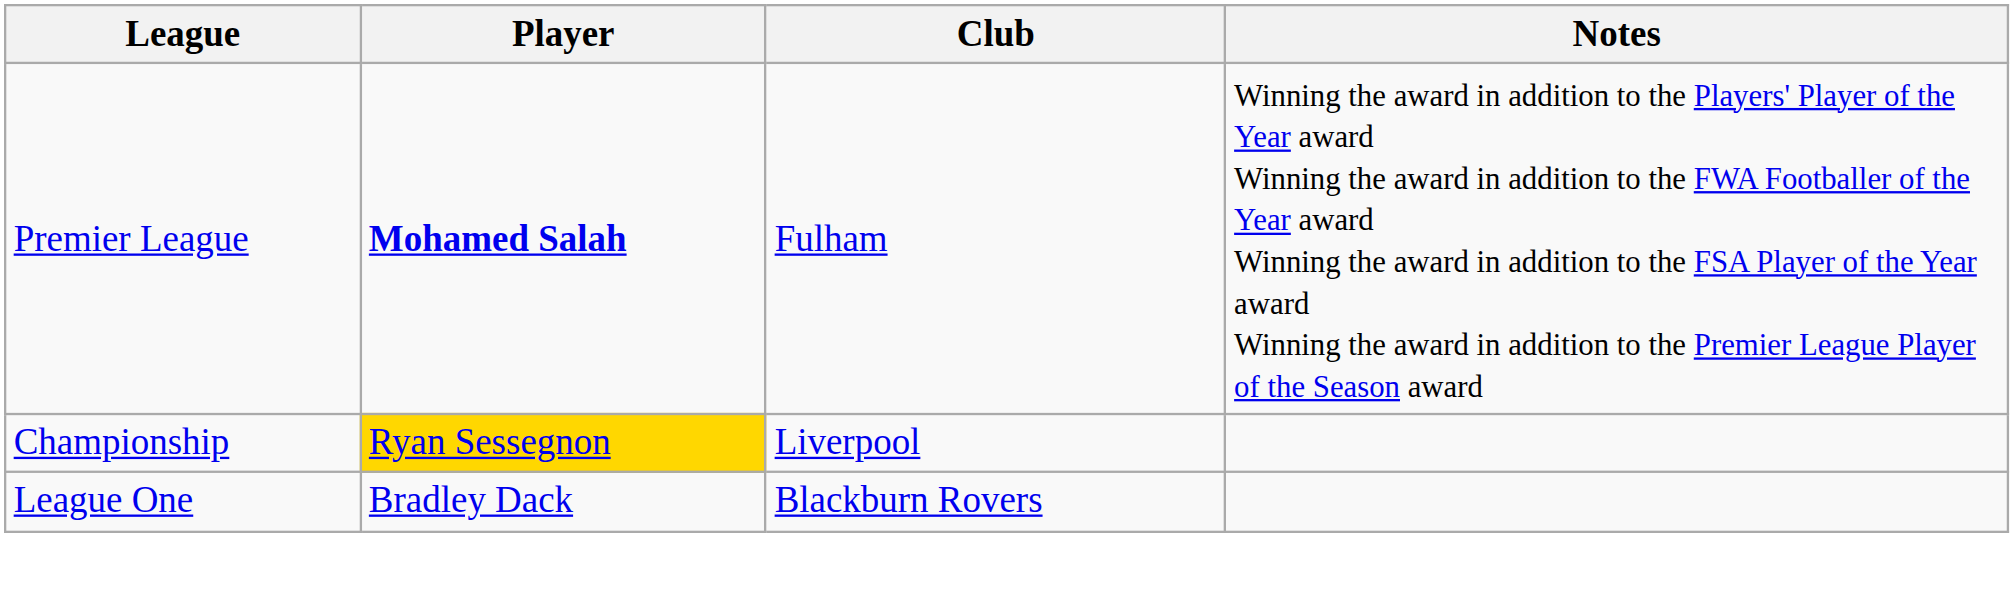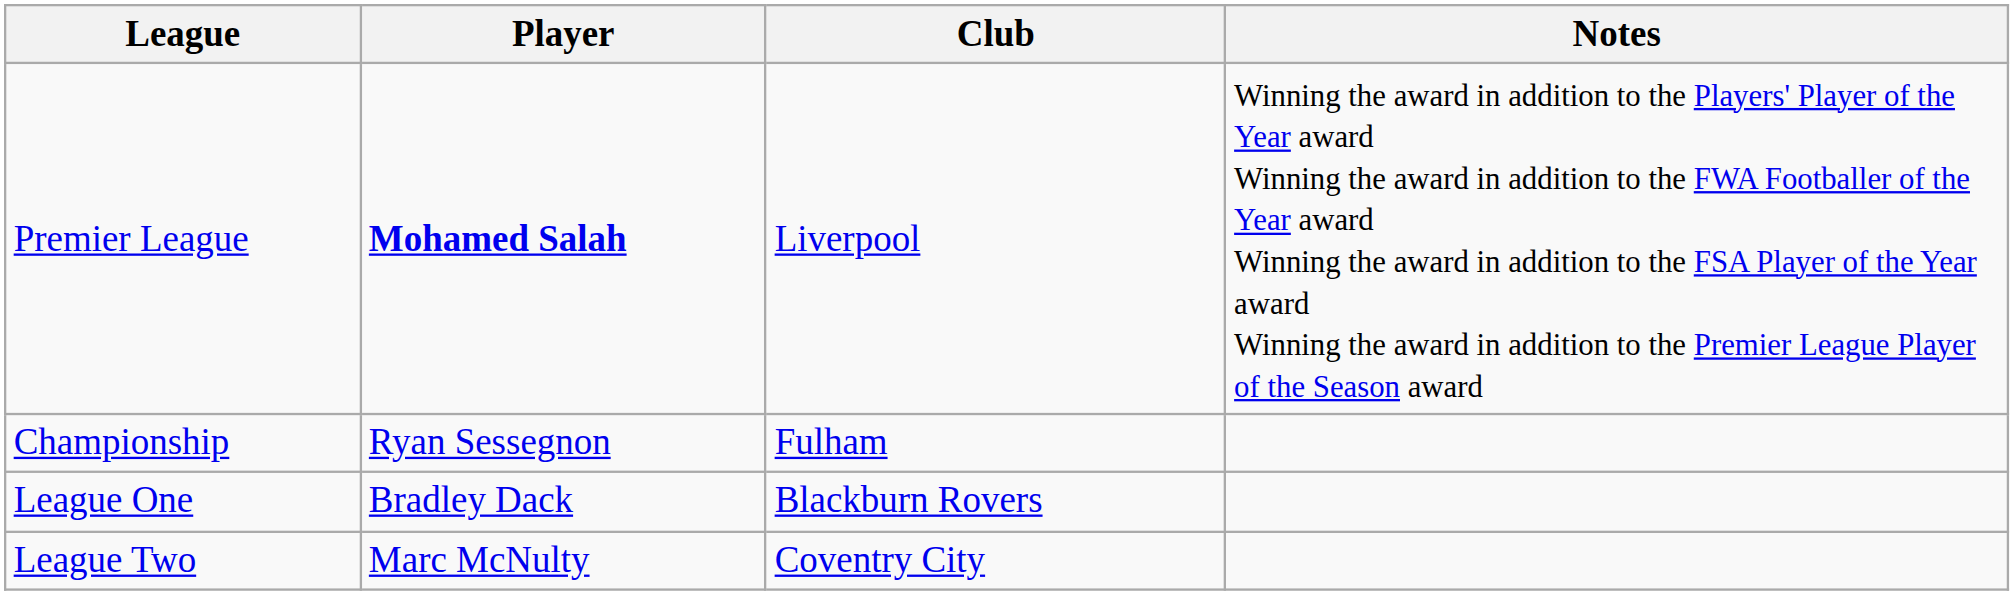(831, 237) Fulham -> (848, 237) Liverpool
(490, 442) gold background -> (490, 442) no background
(848, 442) Liverpool -> (831, 442) Fulham
+ row: (105, 559)
